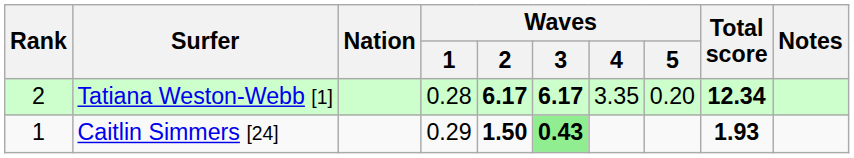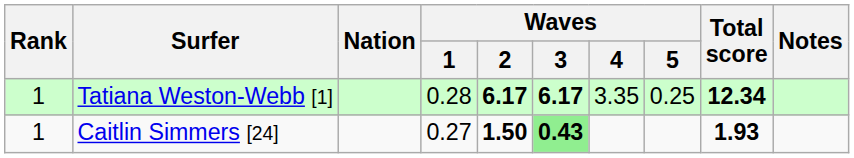(38, 96) 2 -> (38, 96) 1
(672, 96) 0.20 -> (672, 96) 0.25
(449, 133) 0.29 -> (449, 133) 0.27
